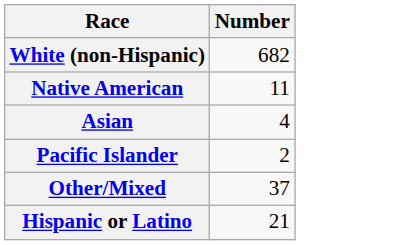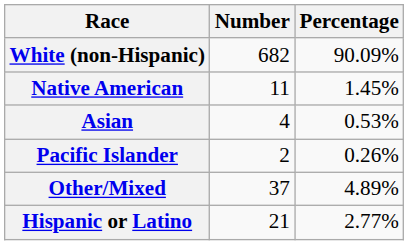+ column: (349, 21)
